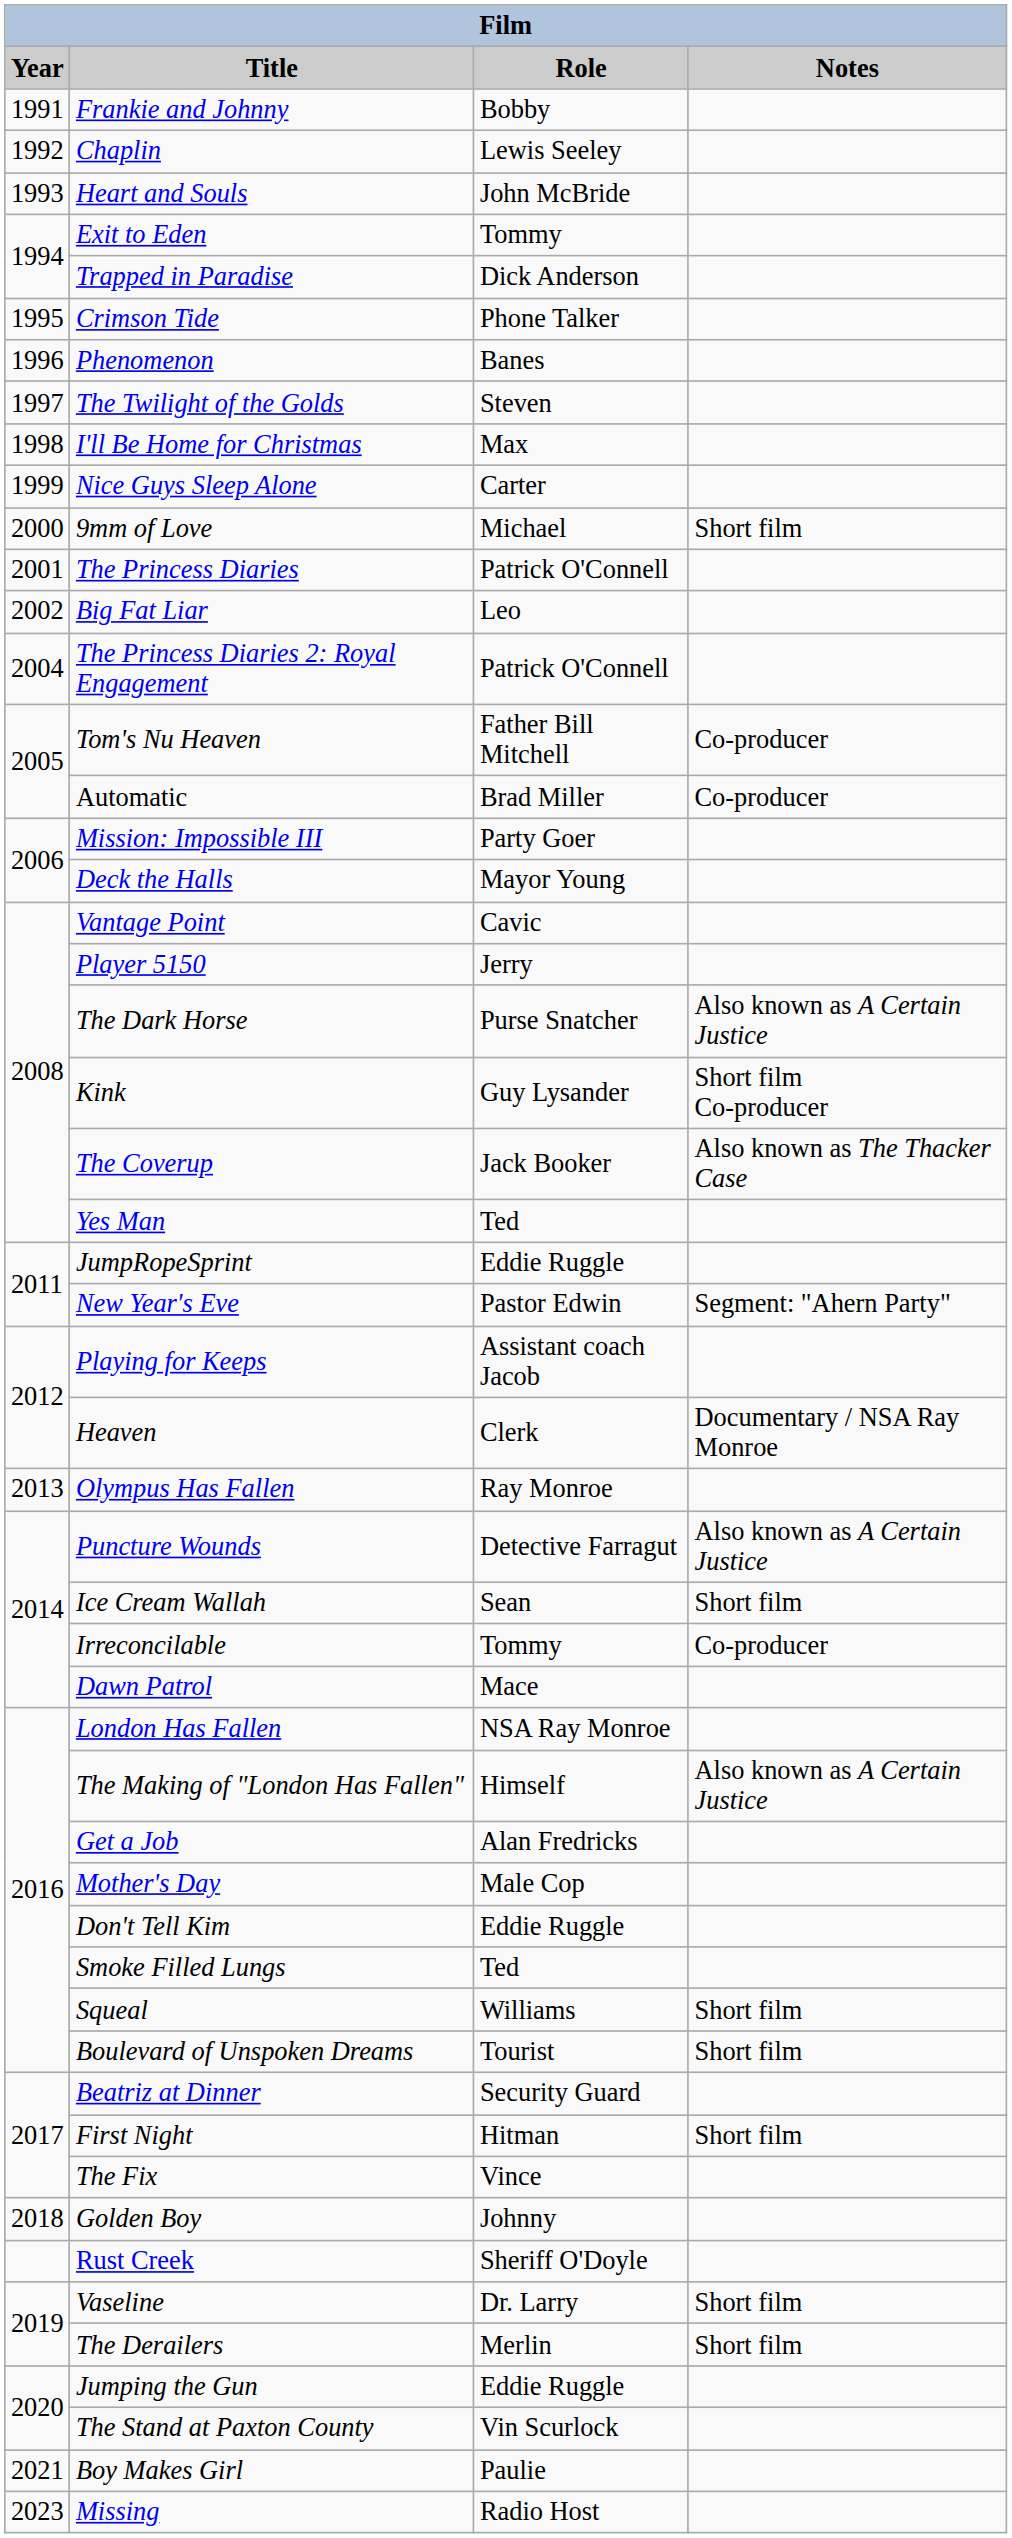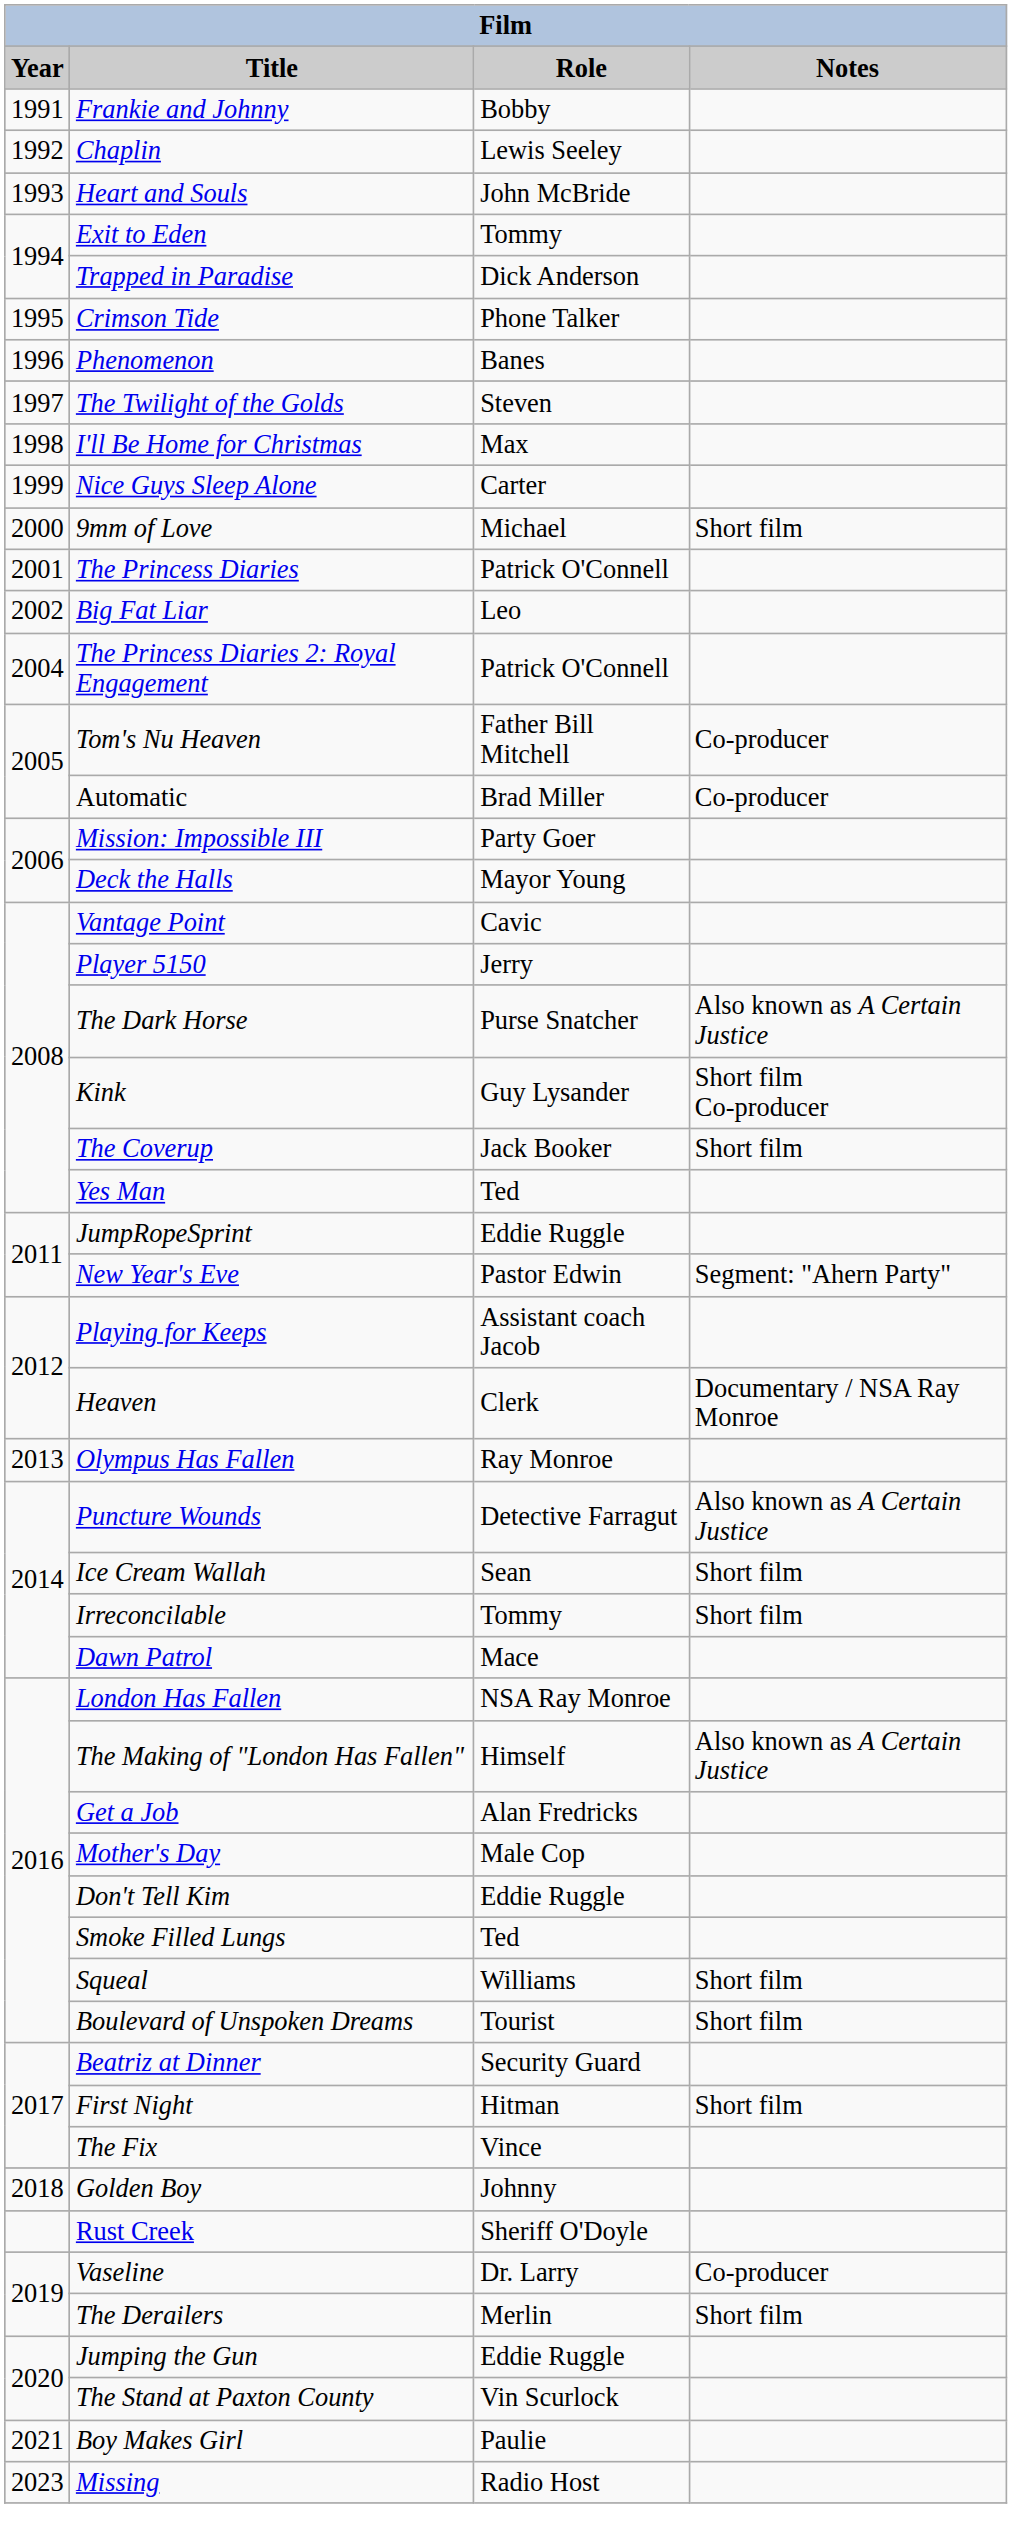(843, 1163) Also known as The Thacker Case -> (749, 1149) Short film
(761, 1644) Co-producer -> (749, 1615) Short film
(748, 2302) Short film -> (762, 2272) Co-producer
